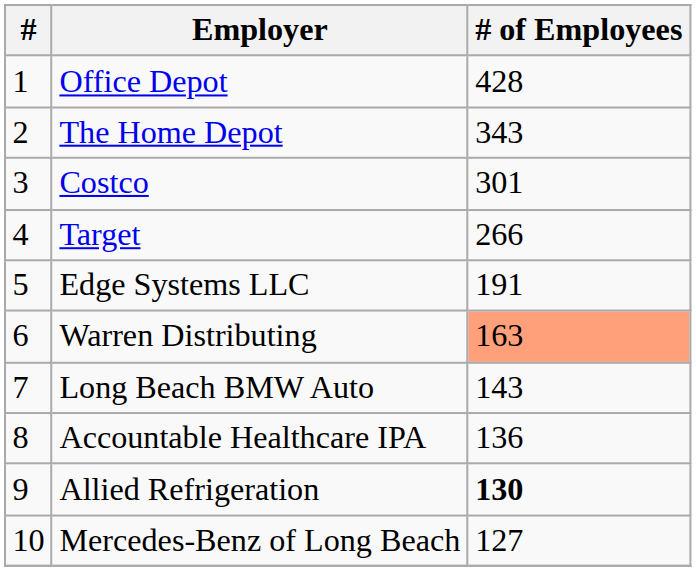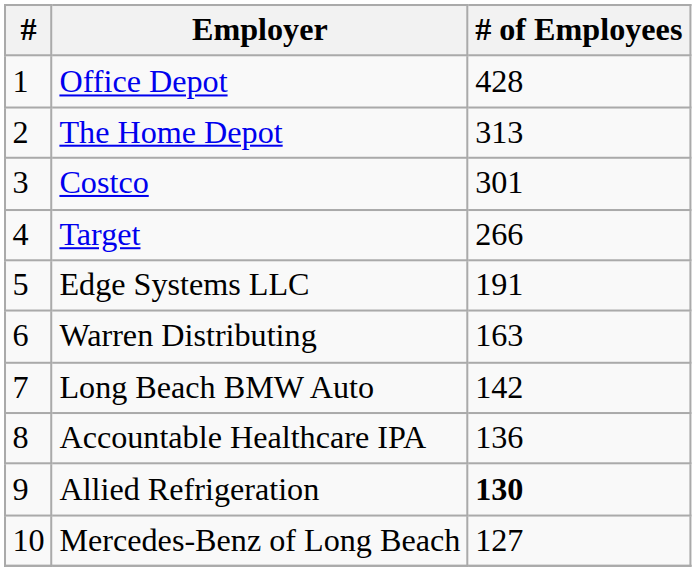(499, 132) 343 -> (499, 132) 313
(499, 336) lightsalmon background -> (499, 336) no background
(499, 387) 143 -> (499, 387) 142
